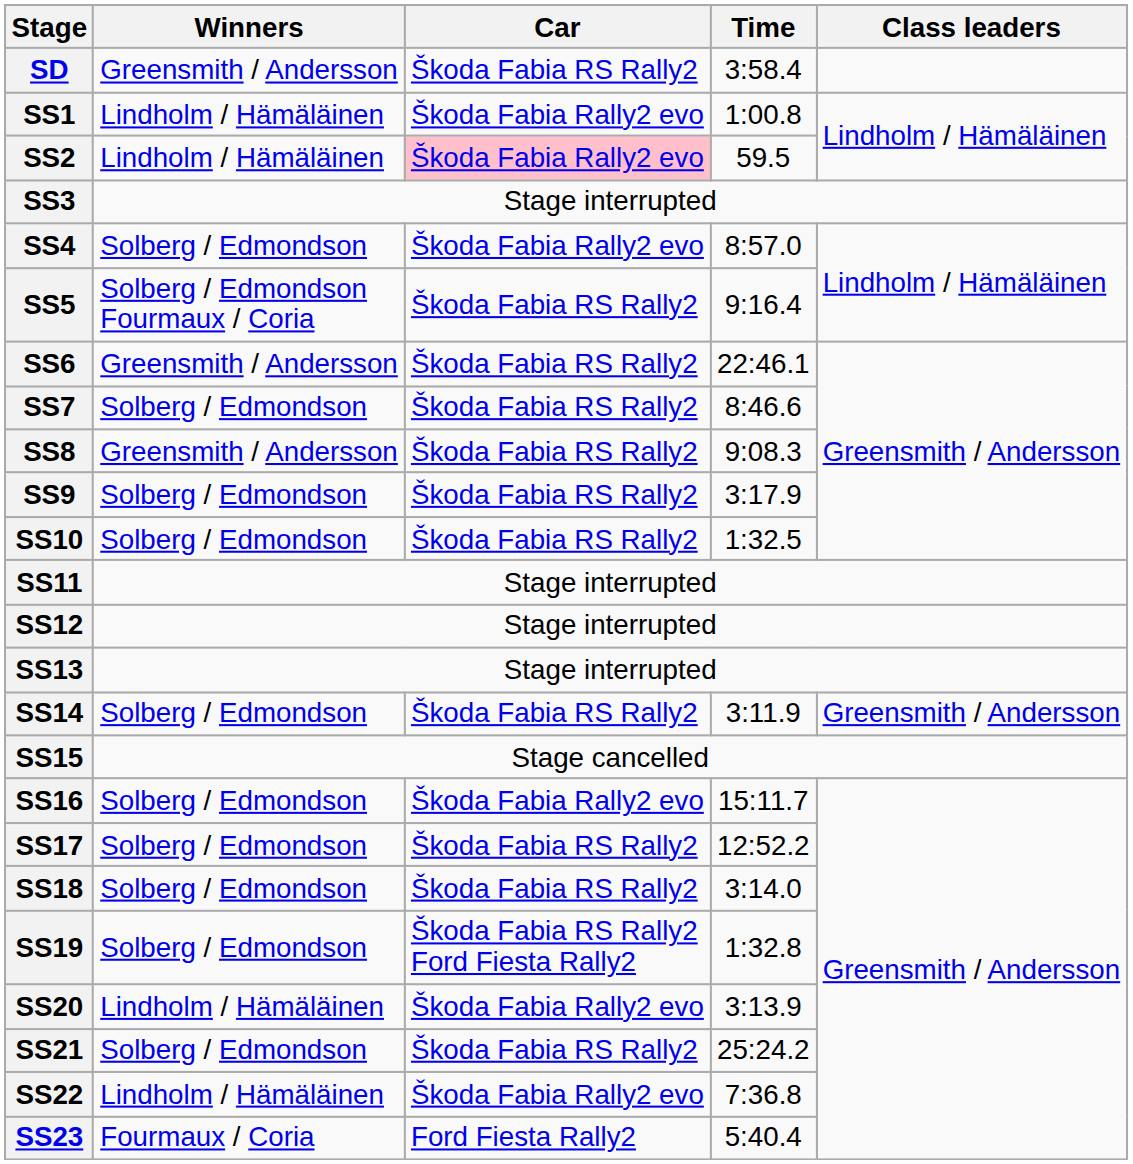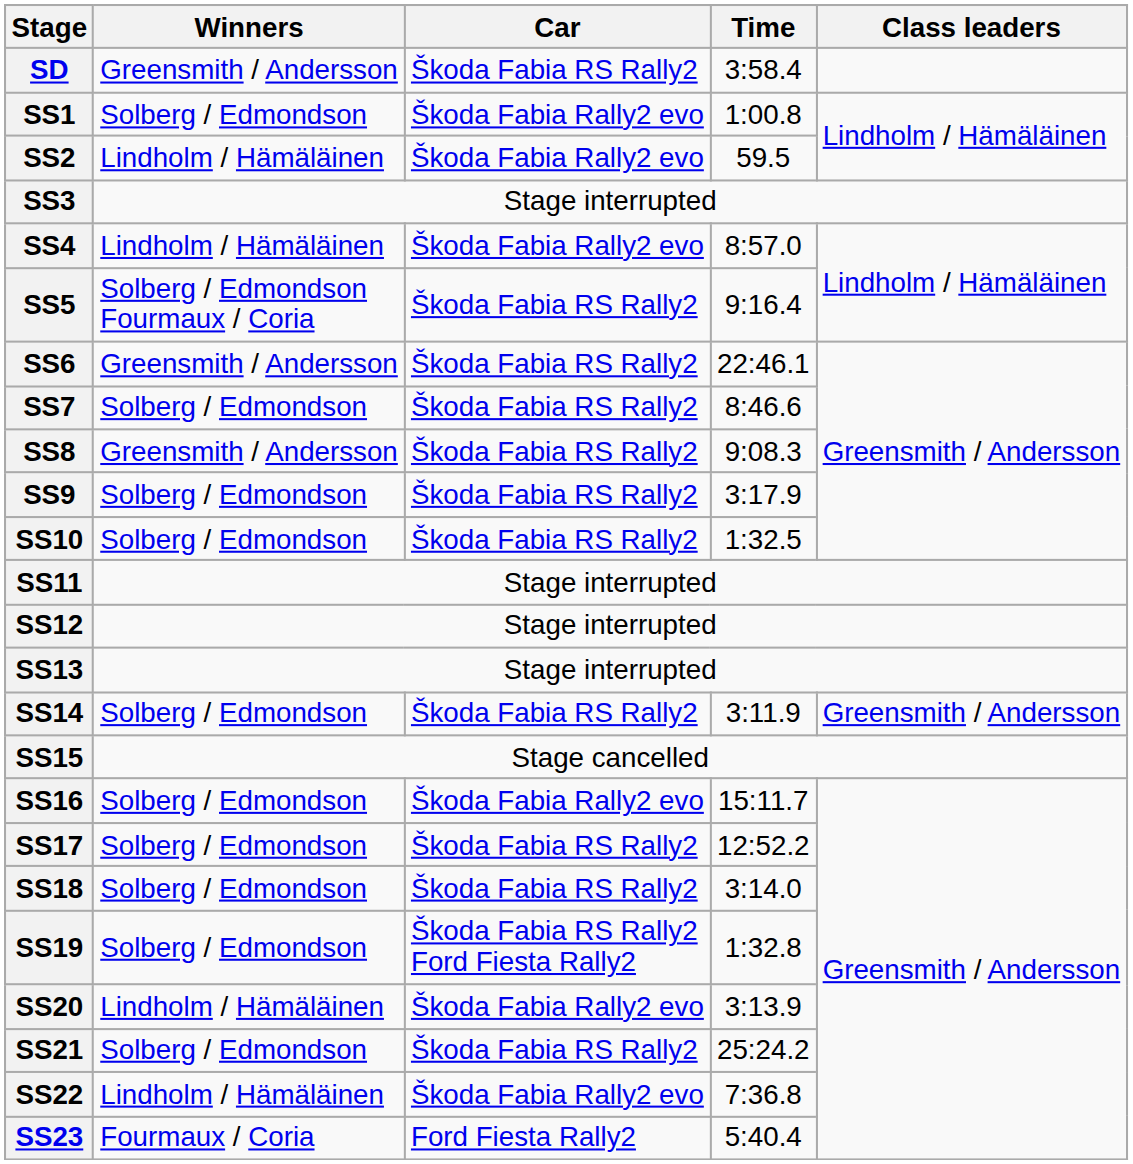(242, 114) Lindholm / Hämäläinen -> (234, 114) Solberg / Edmondson
(557, 158) pink background -> (557, 158) no background
(234, 245) Solberg / Edmondson -> (242, 245) Lindholm / Hämäläinen
